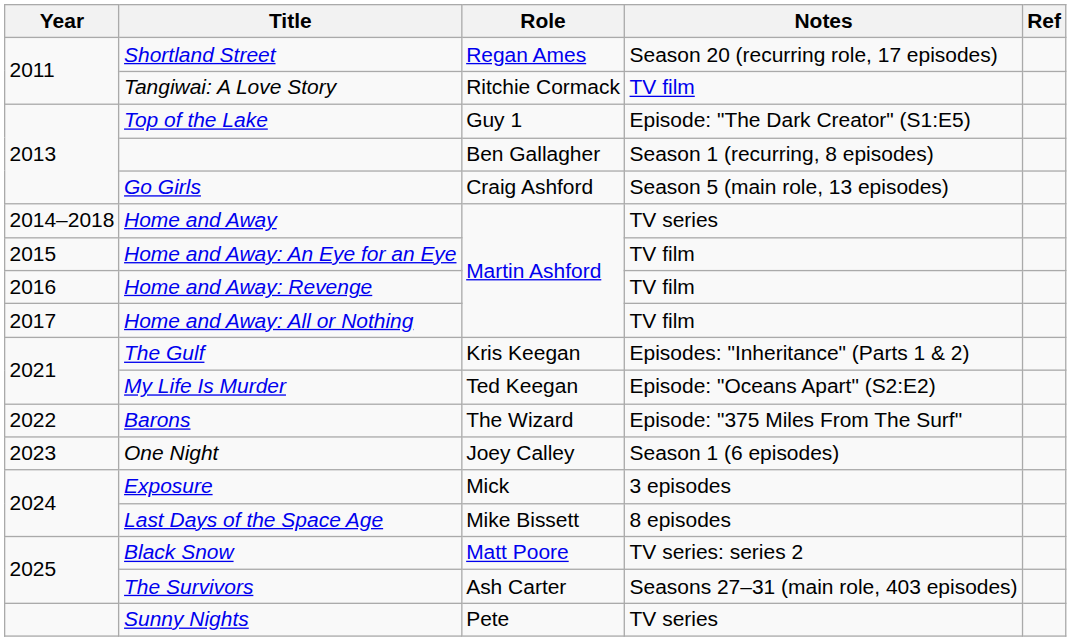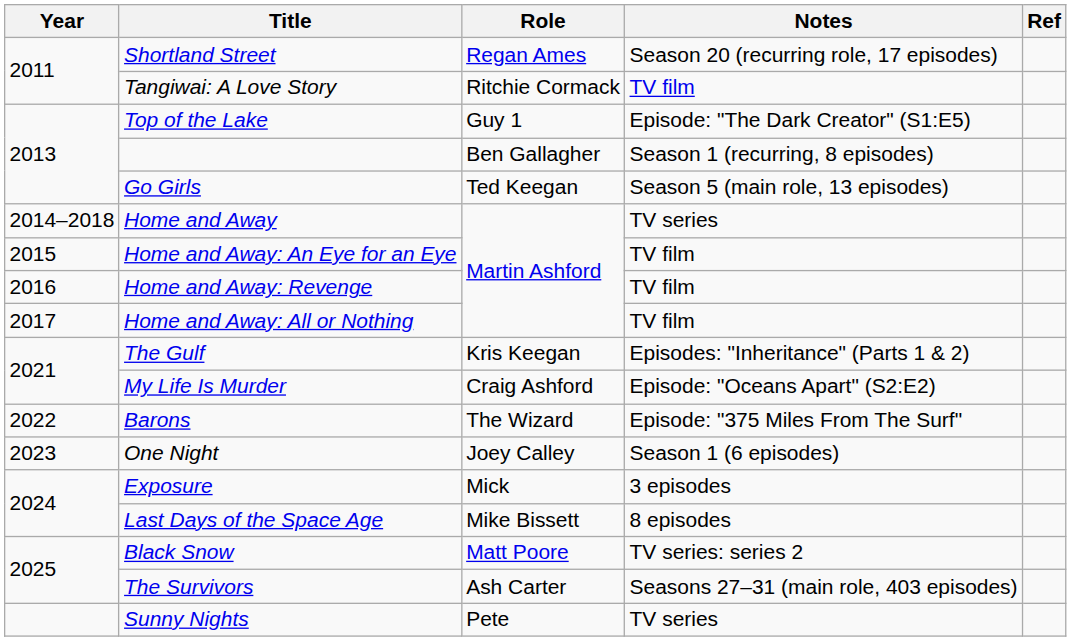(530, 187) Craig Ashford -> (522, 187) Ted Keegan
(522, 386) Ted Keegan -> (530, 386) Craig Ashford
